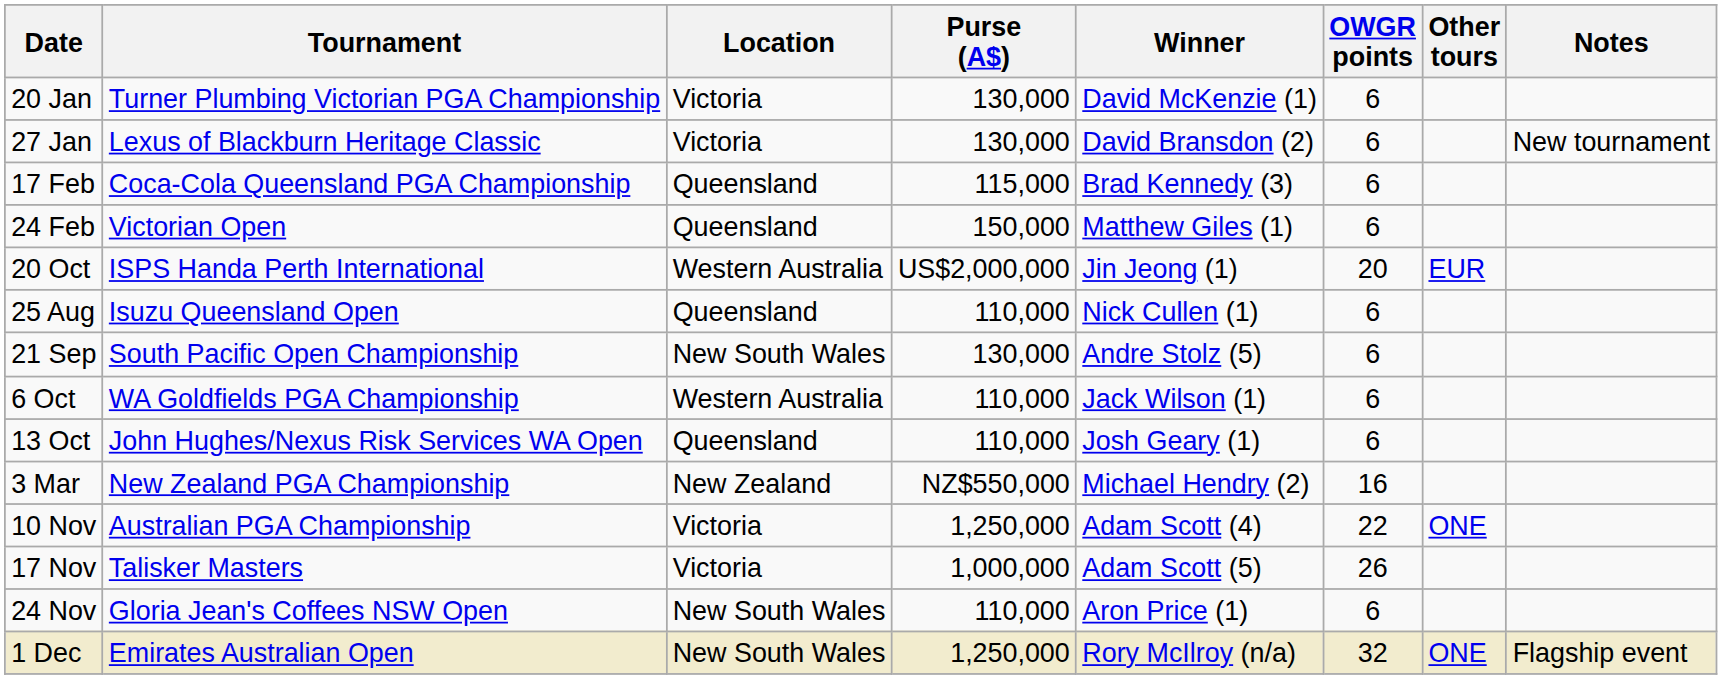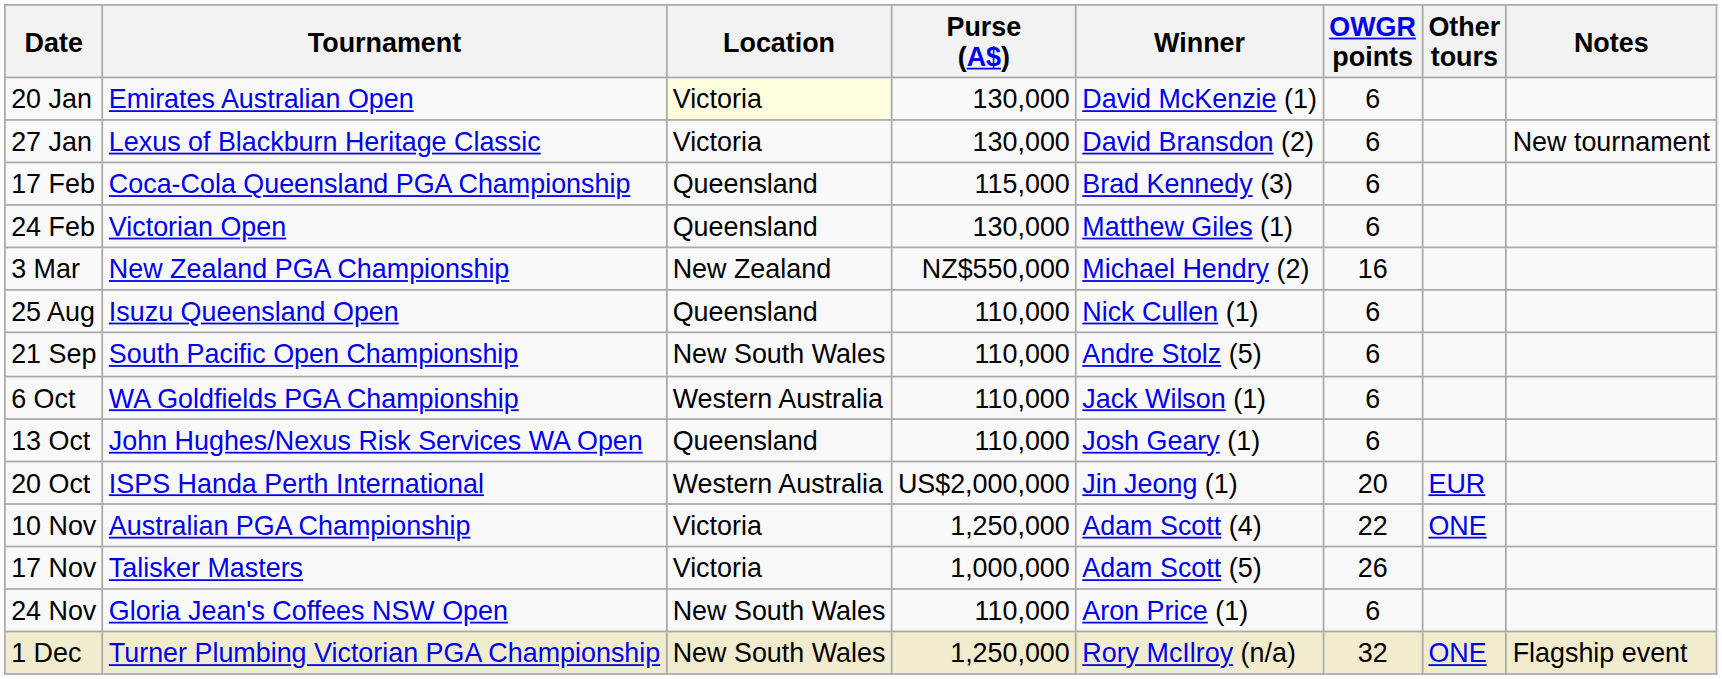(385, 99) Turner Plumbing Victorian PGA Championship -> (261, 99) Emirates Australian Open
(717, 99) no background -> (717, 99) lightyellow background
(1021, 227) 150,000 -> (1021, 227) 130,000
rows swapped: (45, 482) <-> (51, 269)
(1021, 355) 130,000 -> (1022, 355) 110,000
(261, 653) Emirates Australian Open -> (385, 653) Turner Plumbing Victorian PGA Championship
